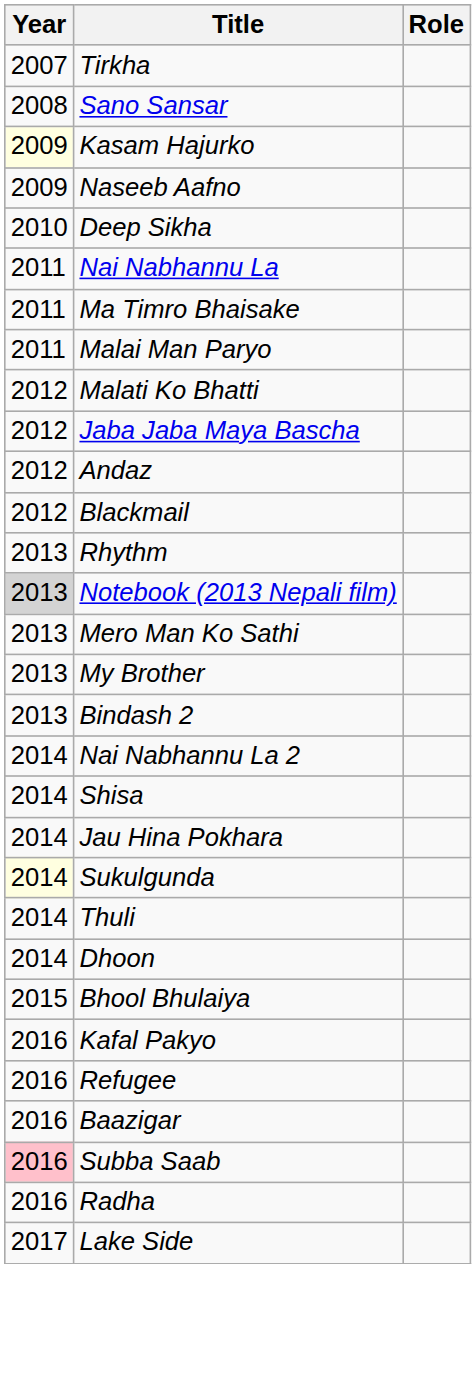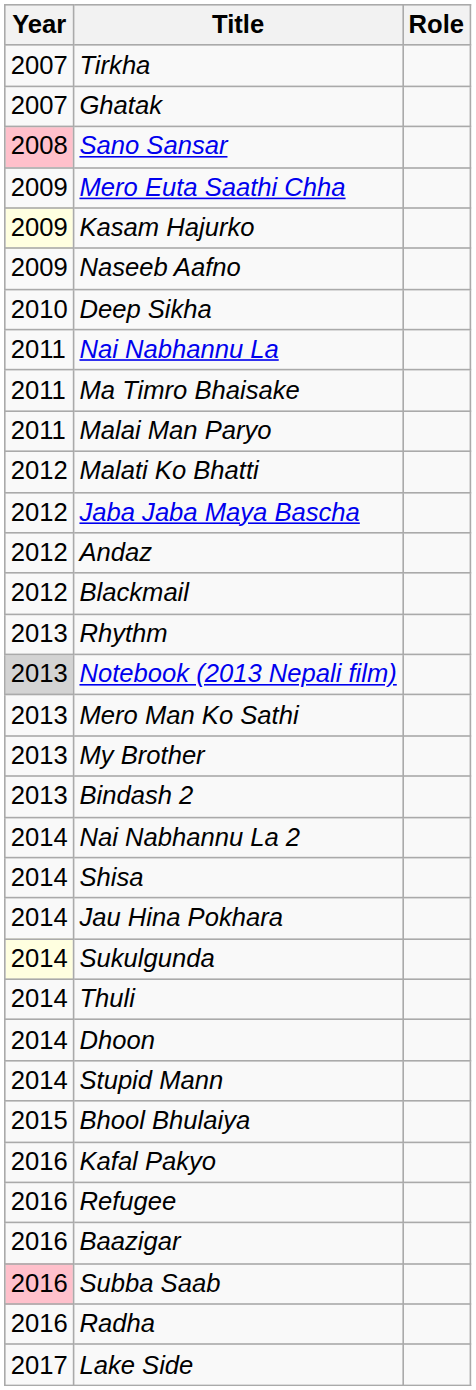+ row: (121, 106)
(39, 106) no background -> (39, 146) pink background
+ row: (213, 187)
+ row: (151, 1080)
